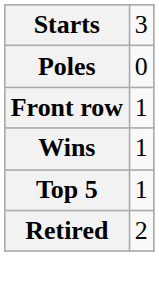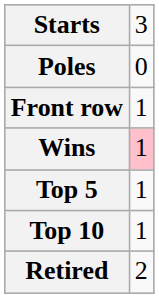(141, 148) no background -> (141, 148) pink background
+ row: (67, 230)
